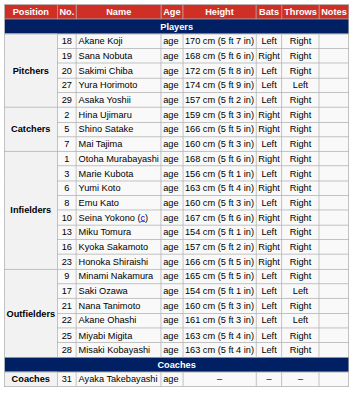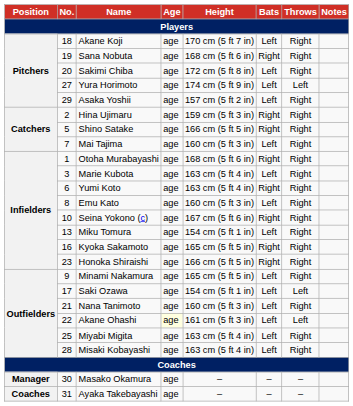(219, 174) 156 cm (5 ft 1 in) -> (219, 174) 163 cm (5 ft 4 in)
(219, 247) 157 cm (5 ft 2 in) -> (219, 247) 165 cm (5 ft 5 in)
(171, 321) no background -> (171, 321) lightyellow background
+ row: (115, 380)
